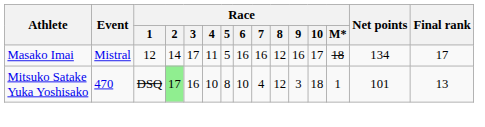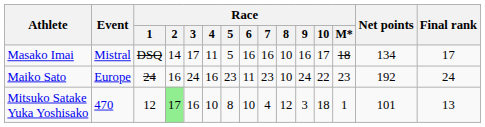(149, 56) 12 -> (149, 56) DSQ
(280, 56) 12 -> (286, 56) 10
+ row: (37, 76)
(149, 84) DSQ -> (149, 105) 12
